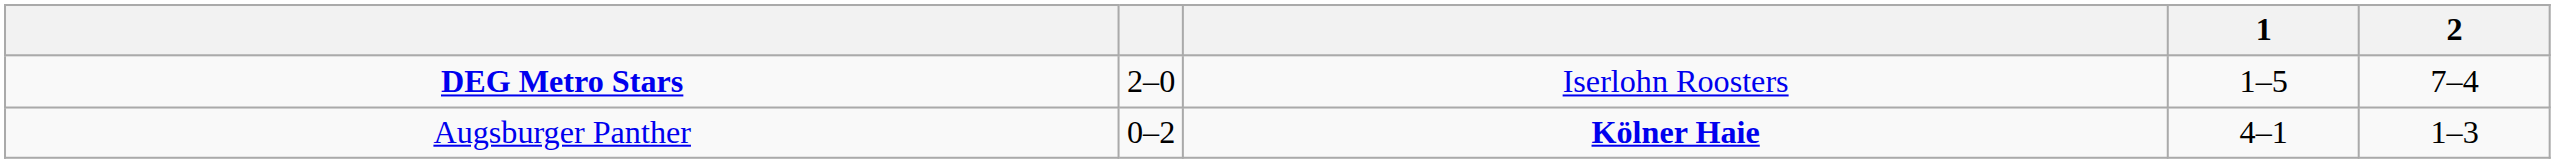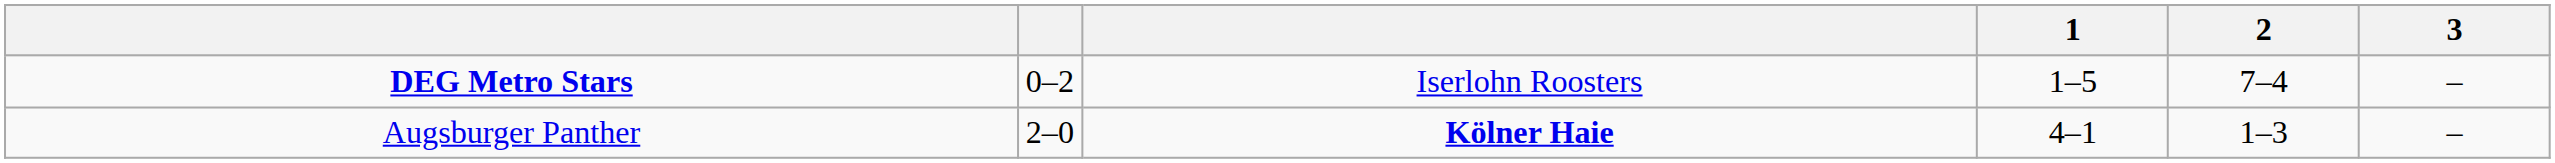+ column: (2455, 30)
(1151, 81) 2–0 -> (1050, 81) 0–2
(1151, 132) 0–2 -> (1050, 132) 2–0
